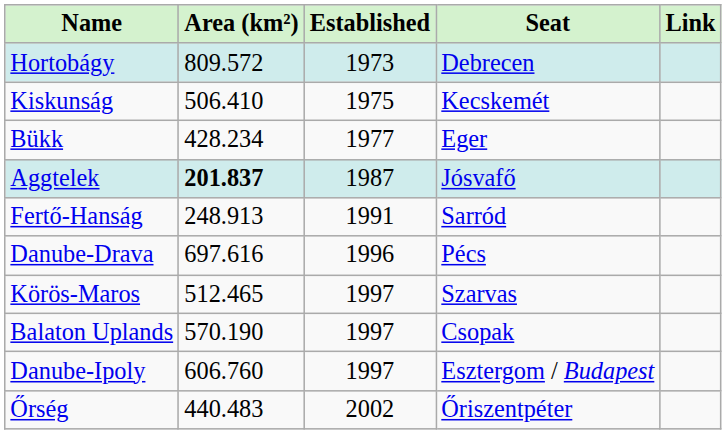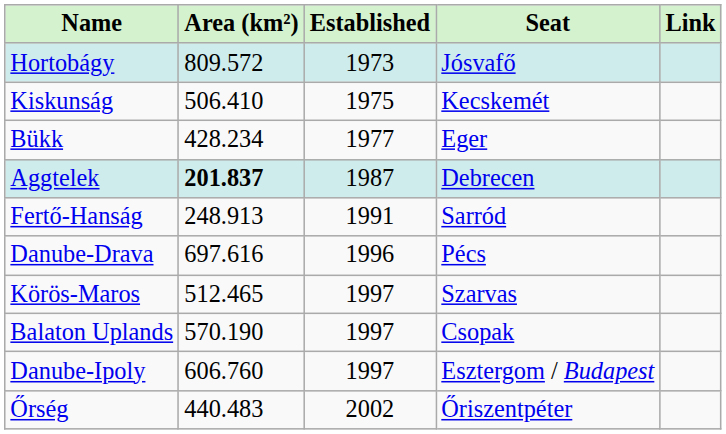(488, 62) Debrecen -> (478, 62) Jósvafő
(478, 178) Jósvafő -> (488, 178) Debrecen
